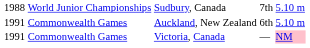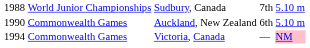(15, 22) 1991 -> (15, 22) 1990
(15, 37) 1991 -> (15, 37) 1994
